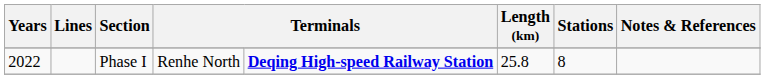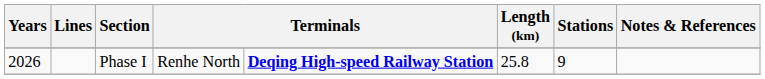(24, 61) 2022 -> (24, 61) 2026
(562, 61) 8 -> (562, 61) 9
